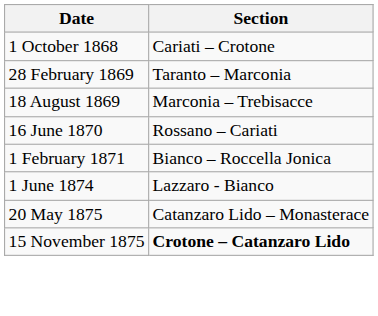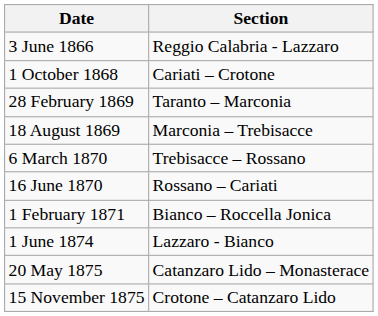+ row: (51, 46)
+ row: (58, 158)
(251, 241) bold -> (244, 297) normal
